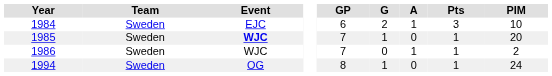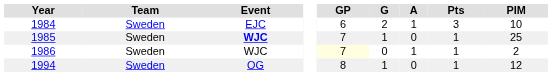(516, 38) 20 -> (516, 38) 25
(343, 51) no background -> (343, 51) lightyellow background
(516, 65) 24 -> (516, 65) 12
